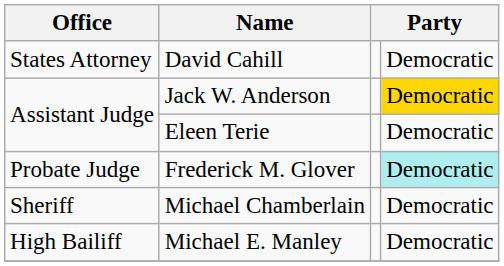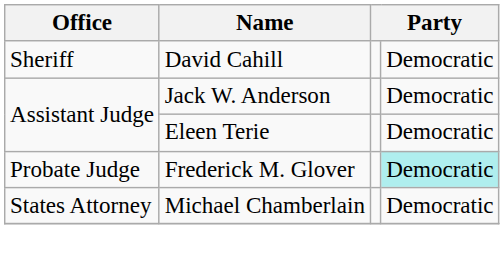(81, 59) States Attorney -> (42, 59) Sheriff
(440, 95) gold background -> (440, 95) no background
(42, 205) Sheriff -> (81, 205) States Attorney
- row: (253, 242)
